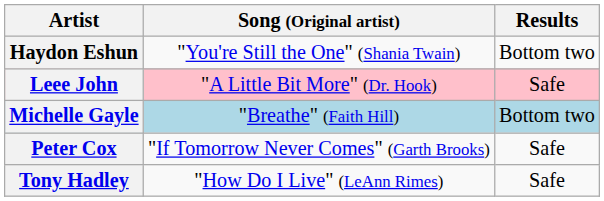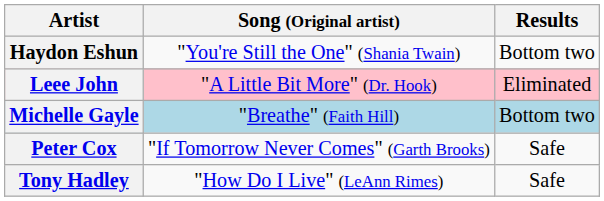(547, 84) Safe -> (547, 84) Eliminated
